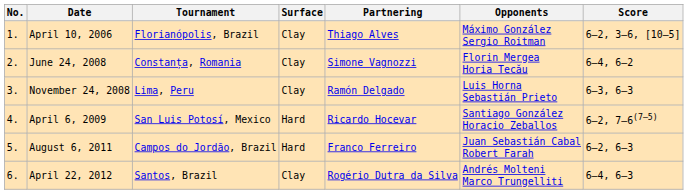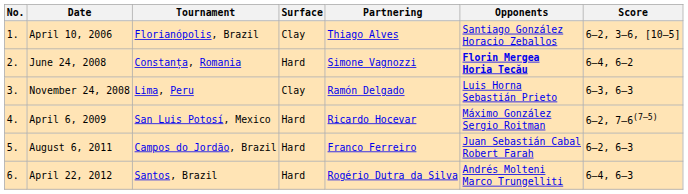(507, 34) Máximo González Sergio Roitman -> (513, 34) Santiago González Horacio Zeballos
(293, 63) Clay -> (293, 63) Hard
(501, 63) normal -> (501, 63) bold
(513, 119) Santiago González Horacio Zeballos -> (507, 119) Máximo González Sergio Roitman
(293, 175) Clay -> (293, 175) Hard
